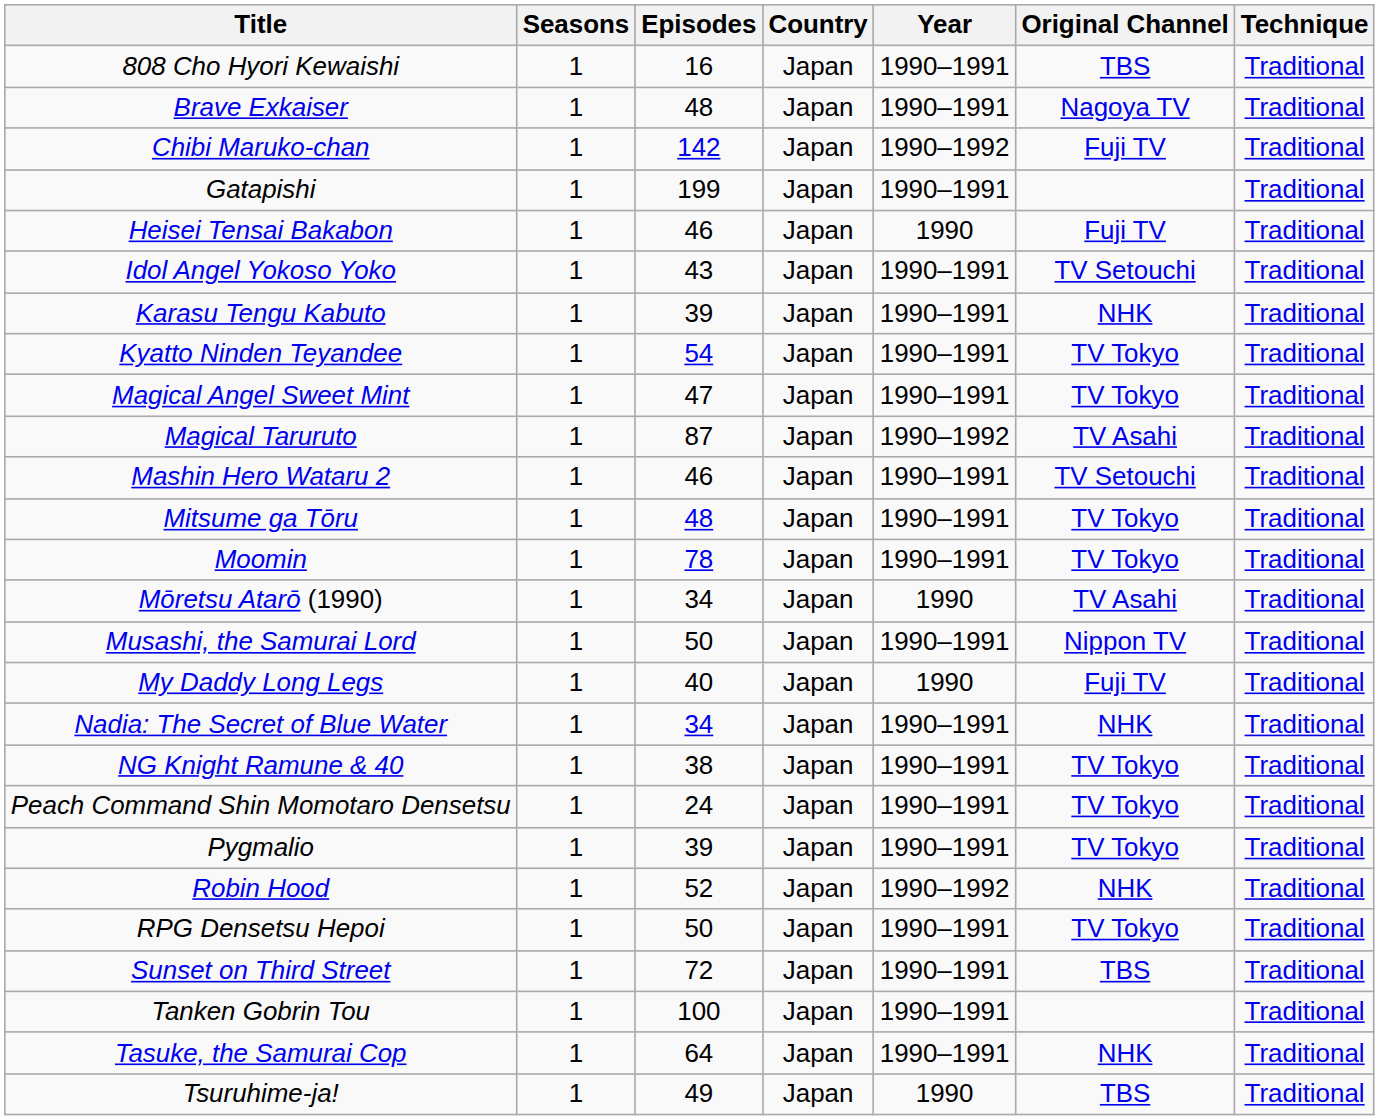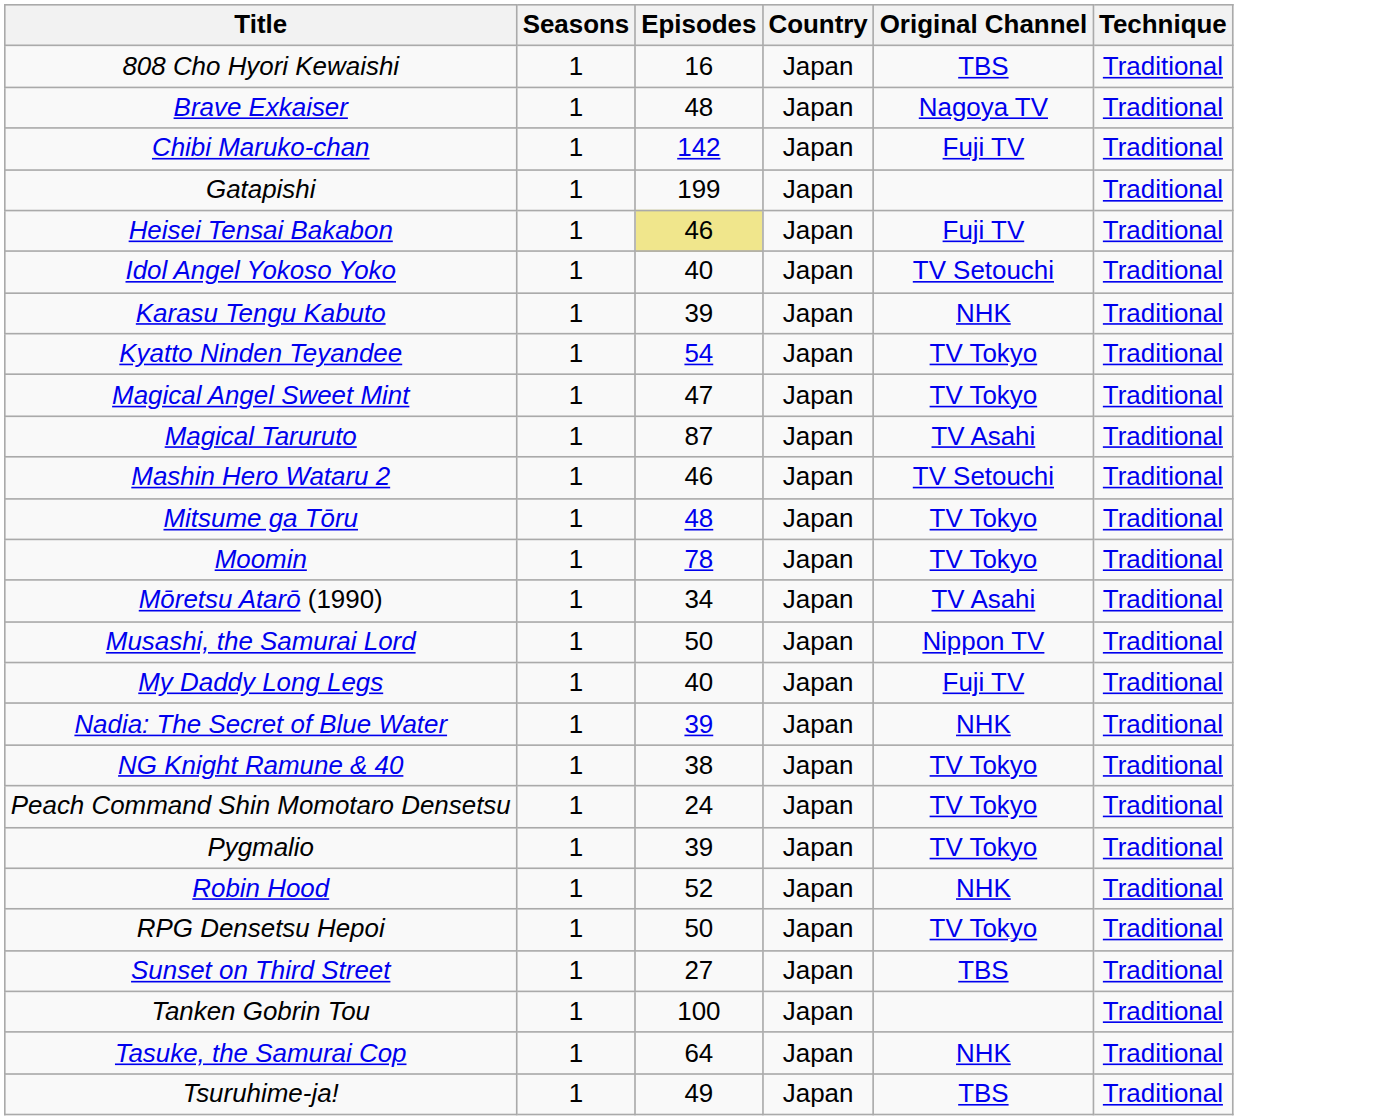- column: (945, 25)
(699, 230) no background -> (699, 230) khaki background
(699, 271) 43 -> (699, 271) 40
(699, 723) 34 -> (699, 723) 39
(699, 970) 72 -> (699, 970) 27
